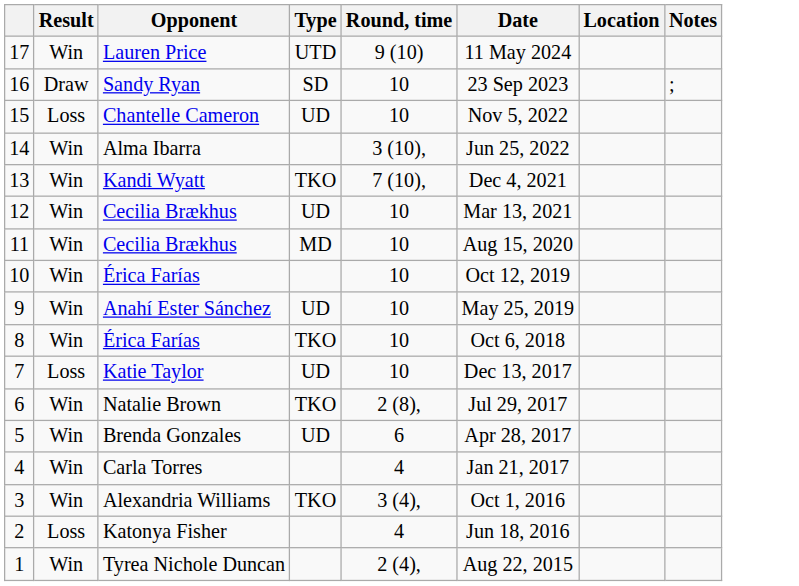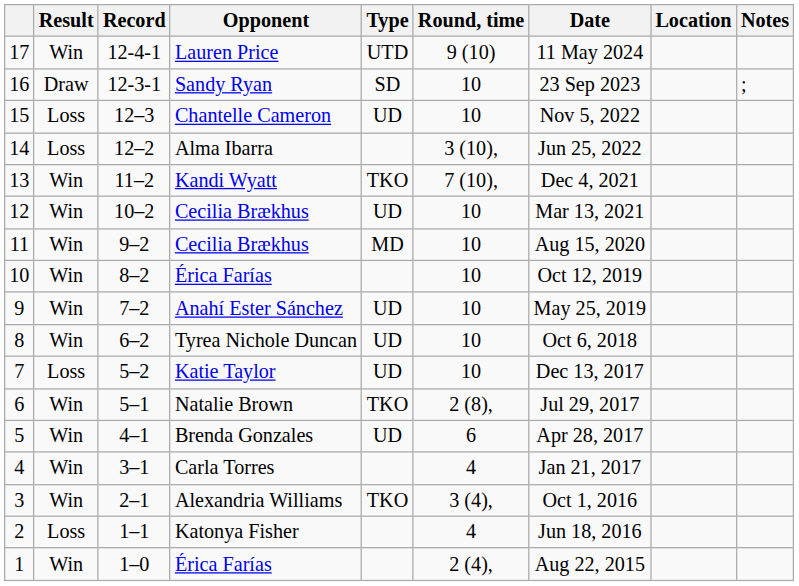+ column: (134, 20)
(66, 148) Win -> (66, 148) Loss
(151, 340) Érica Farías -> (266, 340) Tyrea Nichole Duncan
(315, 340) TKO -> (387, 340) UD
(194, 564) Tyrea Nichole Duncan -> (223, 564) Érica Farías
